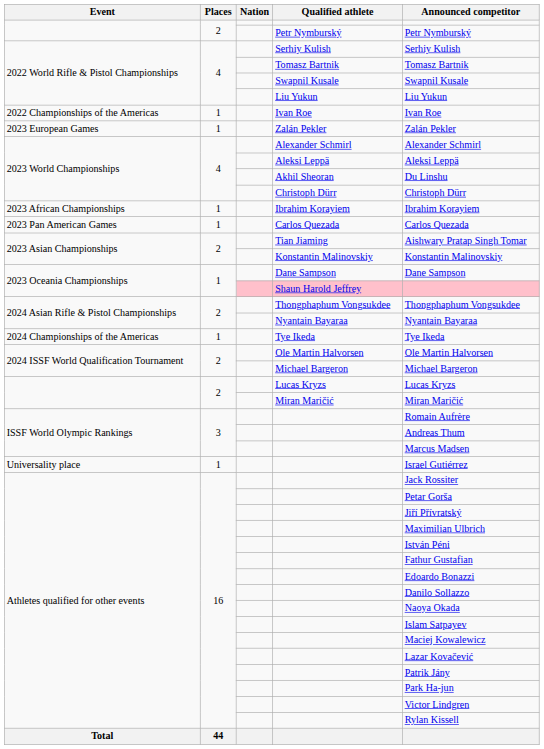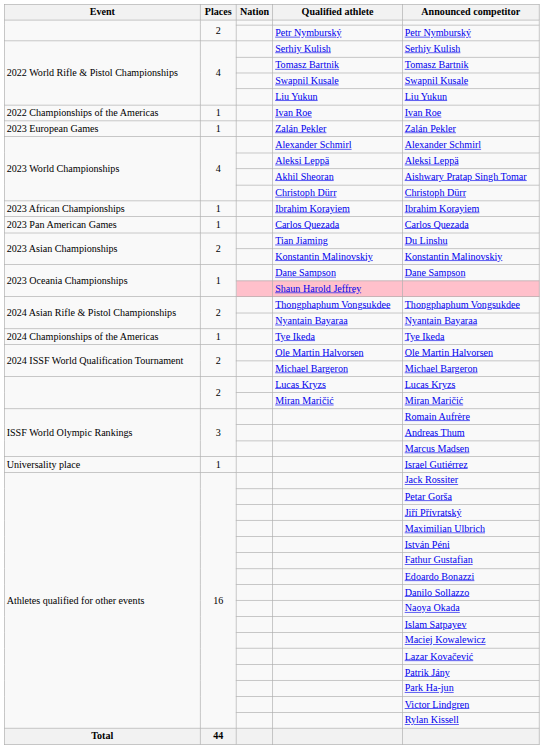(426, 177) Du Linshu -> (466, 177) Aishwary Pratap Singh Tomar
(466, 240) Aishwary Pratap Singh Tomar -> (426, 240) Du Linshu
